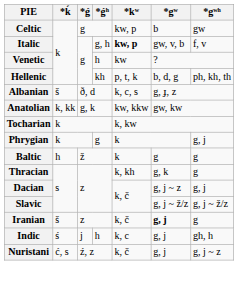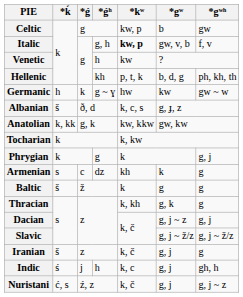+ row: (29, 92)
+ row: (29, 172)
(58, 156) h -> (57, 188) š
(160, 220) bold -> (165, 252) normal
